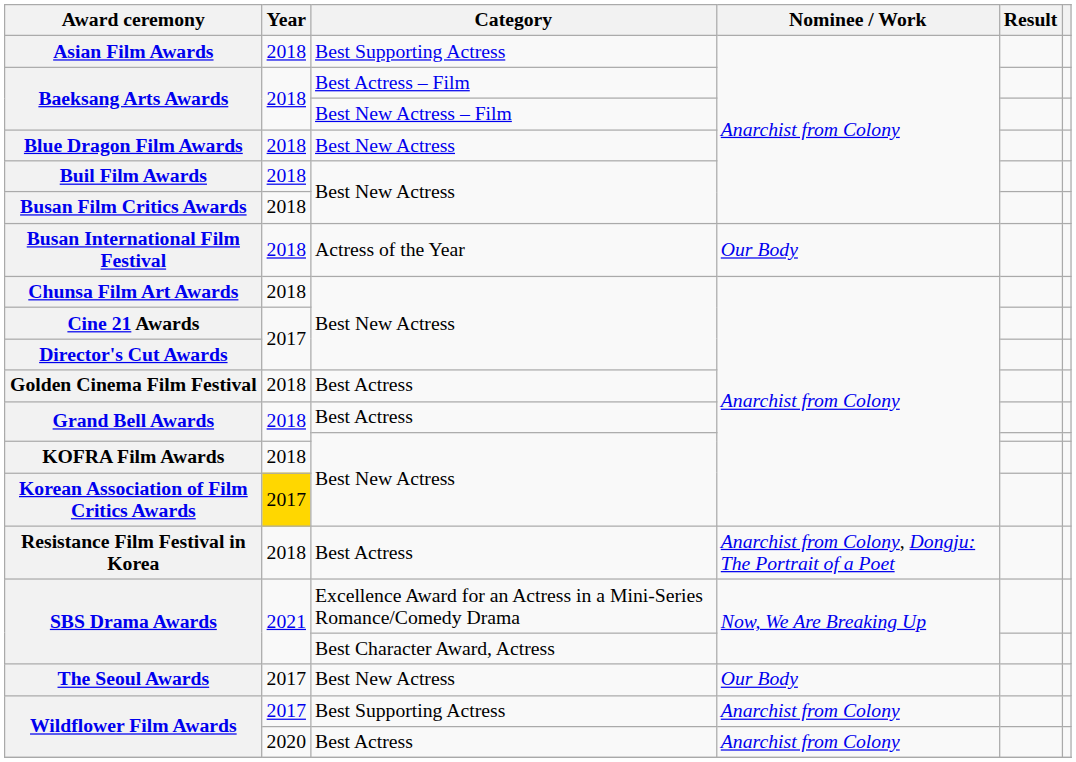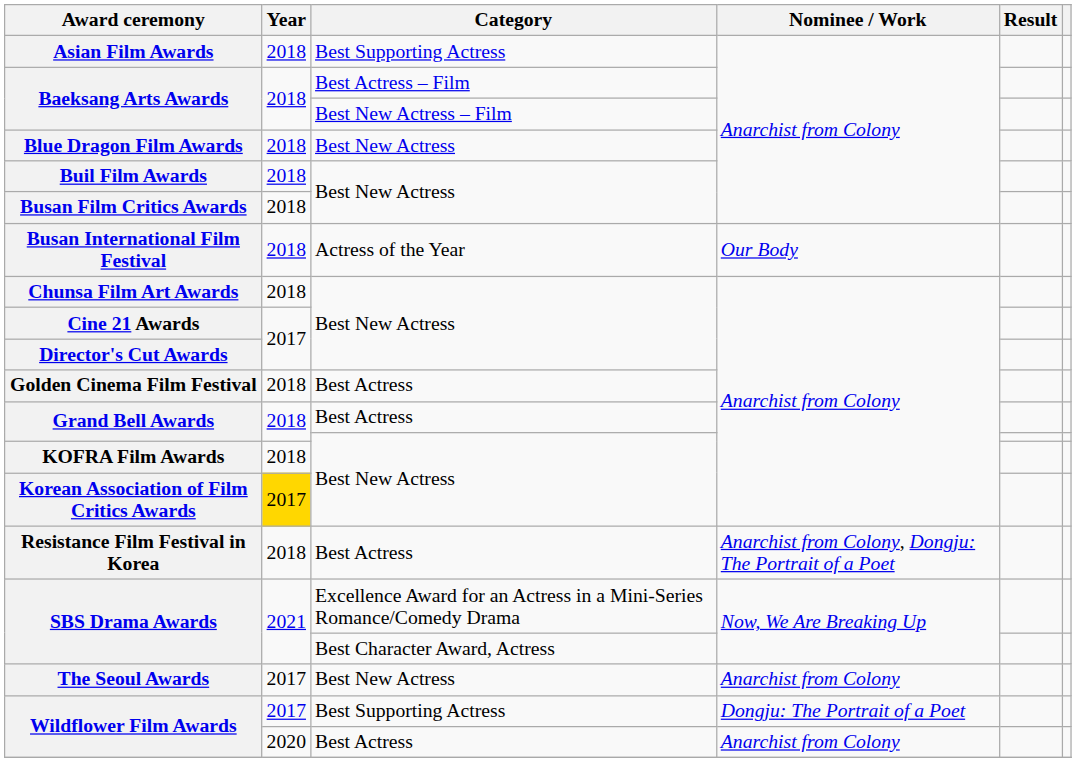(759, 679) Our Body -> (810, 679) Anarchist from Colony
(810, 710) Anarchist from Colony -> (843, 710) Dongju: The Portrait of a Poet
